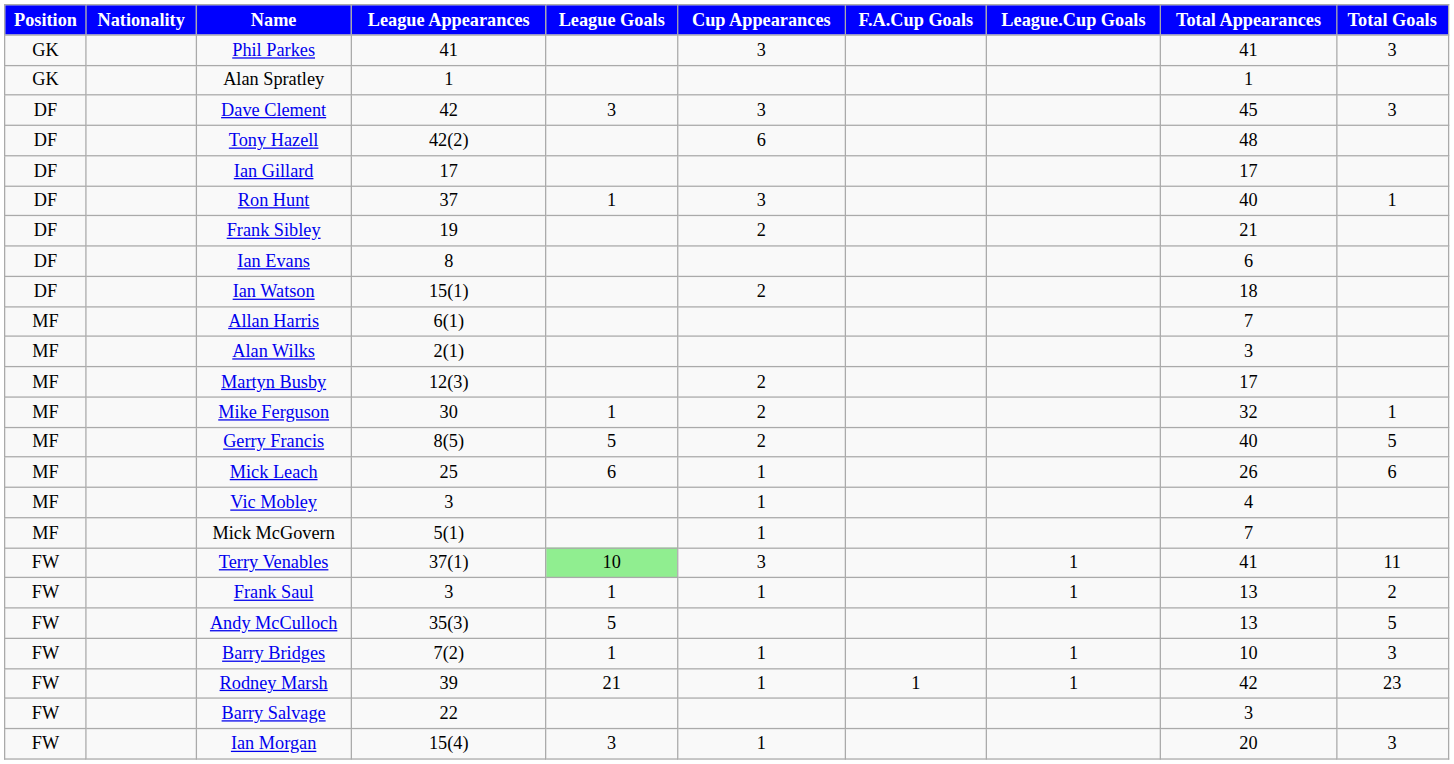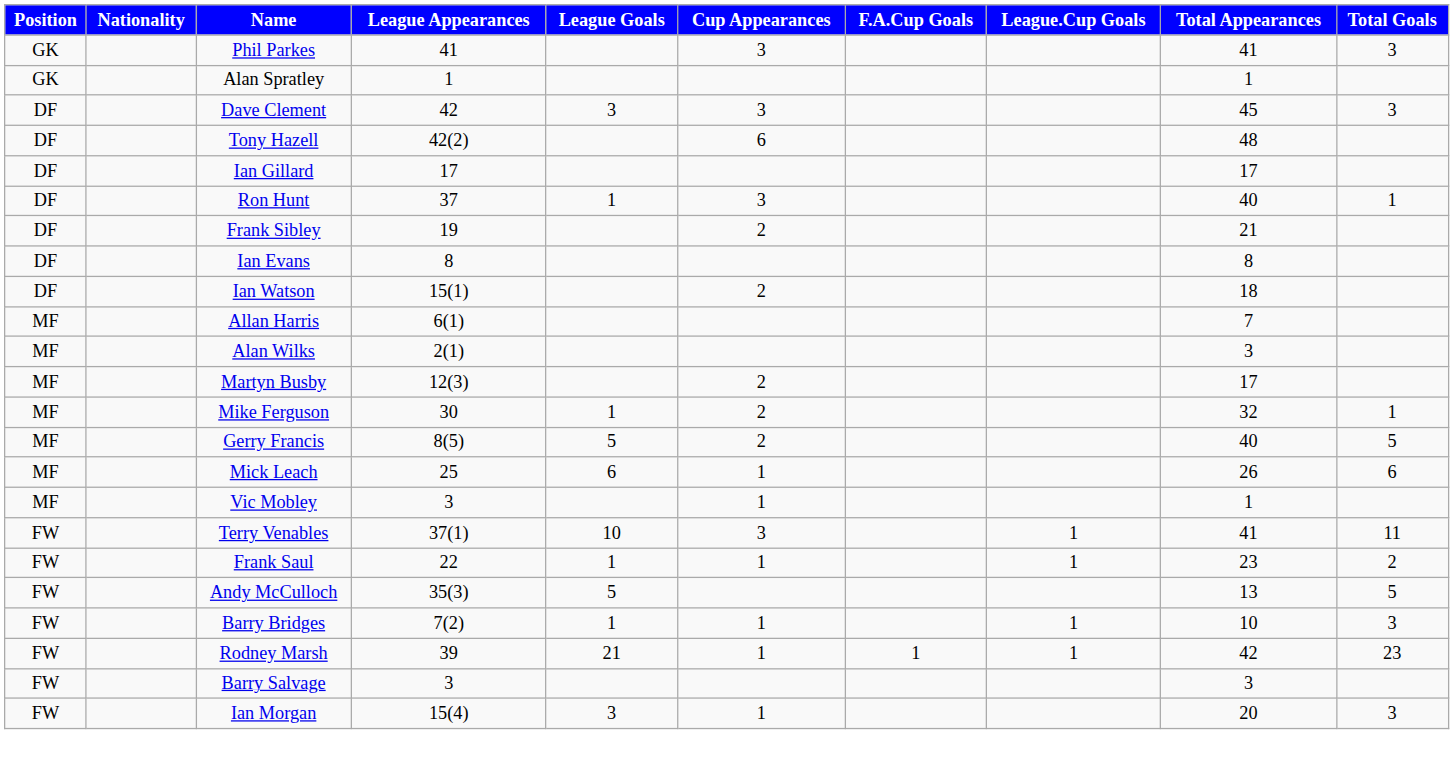(1248, 261) 6 -> (1248, 261) 8
(1248, 502) 4 -> (1248, 502) 1
- row: (274, 532)
(612, 562) lightgreen background -> (612, 532) no background
(449, 593) 3 -> (449, 562) 22
(1248, 593) 13 -> (1248, 562) 23
(449, 713) 22 -> (449, 683) 3
